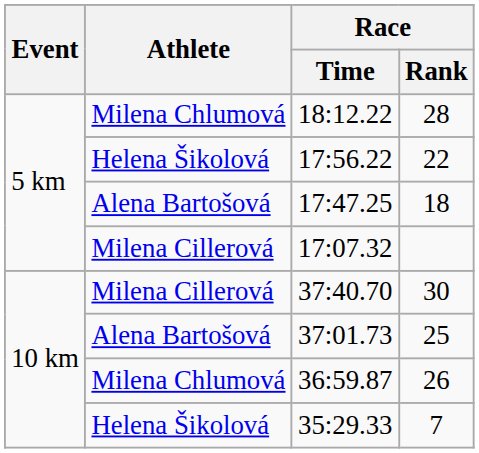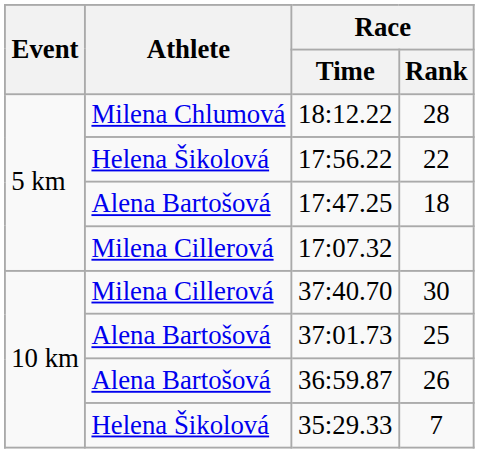(188, 380) Milena Chlumová -> (181, 380) Alena Bartošová
